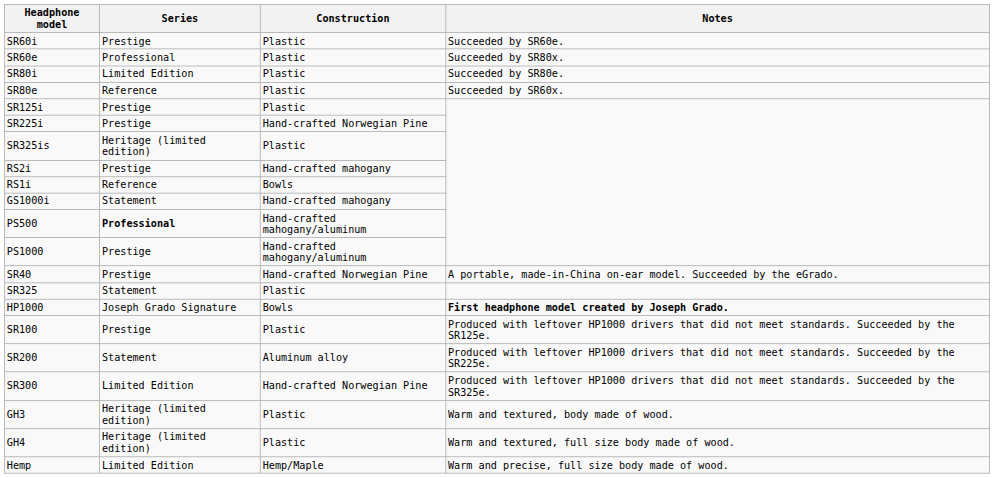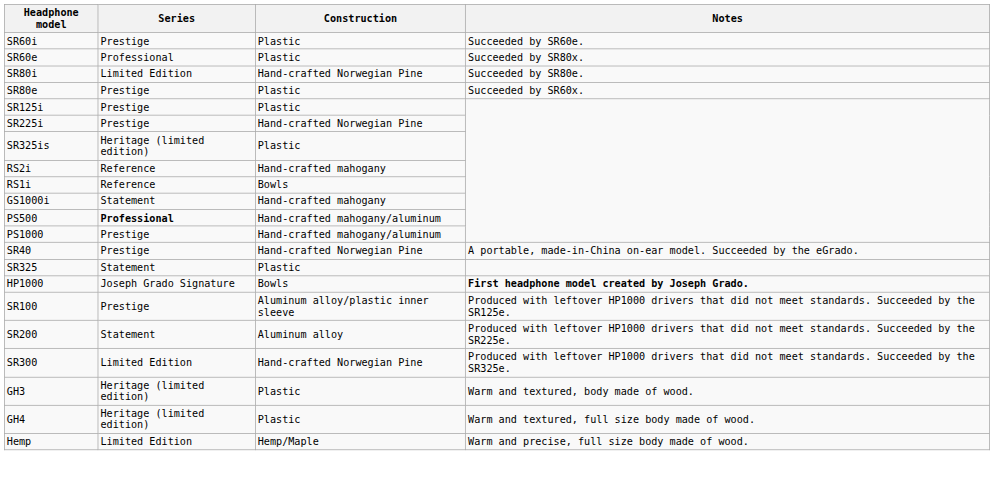(284, 74) Plastic -> (340, 74) Hand-crafted Norwegian Pine
(129, 90) Reference -> (125, 90) Prestige
(126, 168) Prestige -> (128, 168) Reference
(284, 330) Plastic -> (343, 306) Aluminum alloy/plastic inner sleeve
